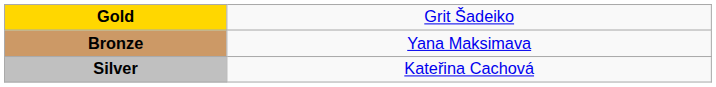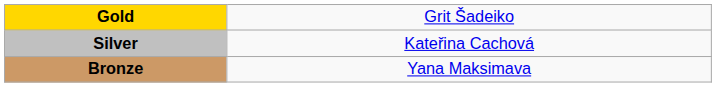rows swapped: (116, 69) <-> (116, 43)
